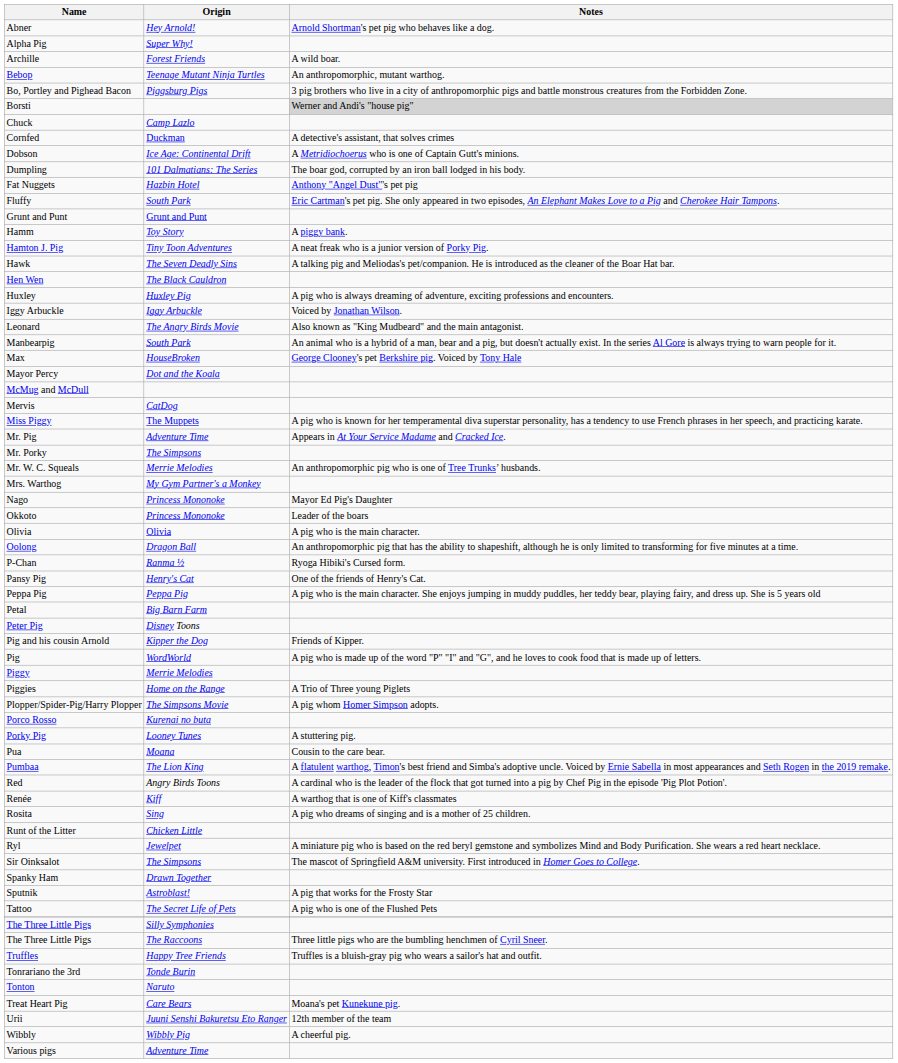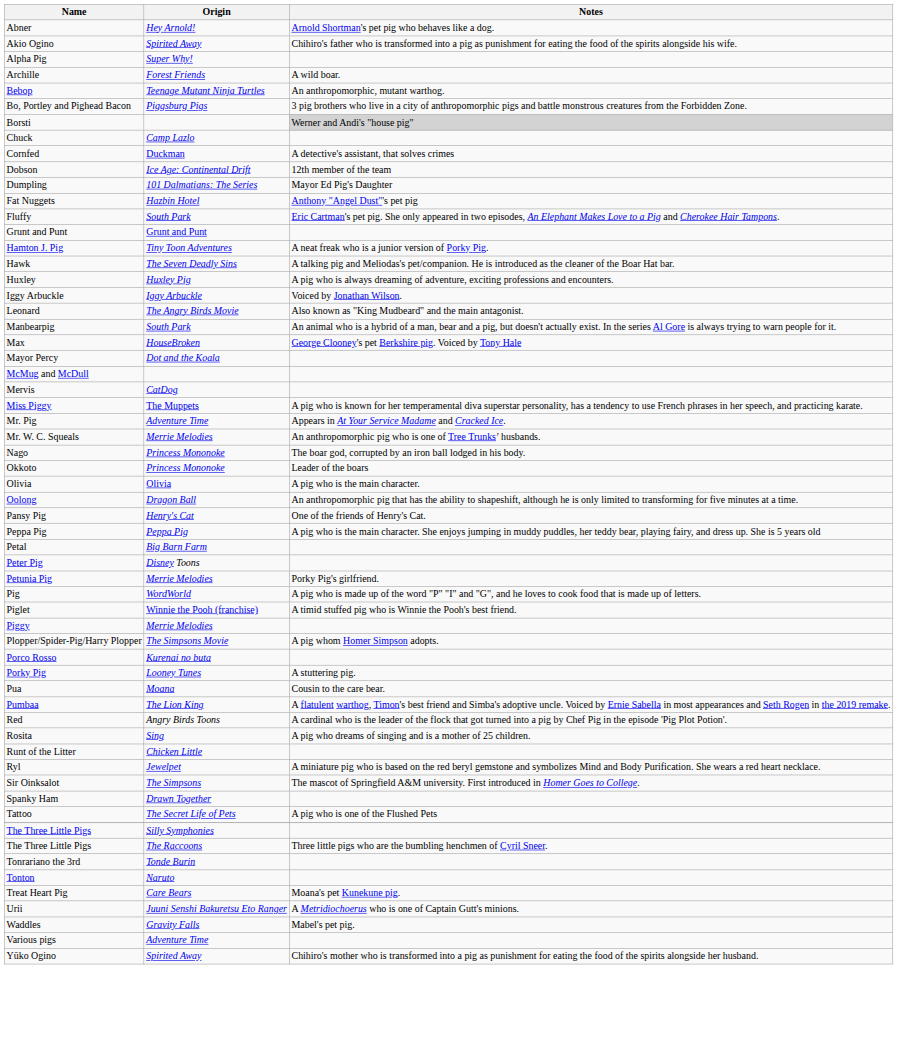+ row: (30, 43)
(405, 153) A Metridiochoerus who is one of Captain Gutt's minions. -> (341, 169) 12th member of the team
(408, 169) The boar god, corrupted by an iron ball lodged in his body. -> (342, 185) Mayor Ed Pig's Daughter
- row: (20, 232)
- row: (25, 279)
- row: (27, 452)
- row: (34, 484)
(342, 500) Mayor Ed Pig's Daughter -> (408, 452) The boar god, corrupted by an iron ball lodged in his body.
- row: (21, 563)
+ row: (29, 578)
- row: (58, 641)
+ row: (18, 610)
- row: (21, 688)
- row: (19, 798)
- row: (22, 893)
- row: (22, 956)
(341, 1019) 12th member of the team -> (405, 909) A Metridiochoerus who is one of Captain Gutt's minions.
- row: (21, 1034)
+ row: (24, 924)
+ row: (31, 956)
